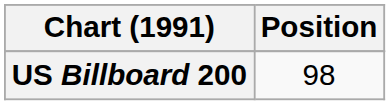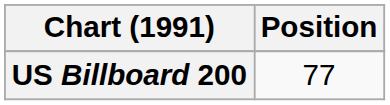(319, 74) 98 -> (319, 74) 77
